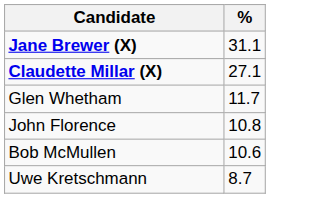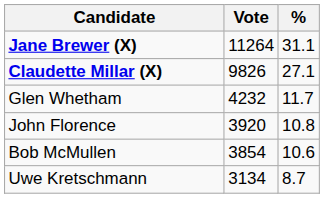+ column: (251, 17)
